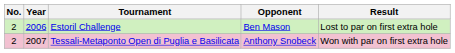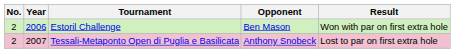(379, 27) Lost to par on first extra hole -> (384, 27) Won with par on first extra hole
(384, 41) Won with par on first extra hole -> (379, 41) Lost to par on first extra hole
